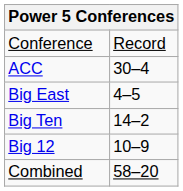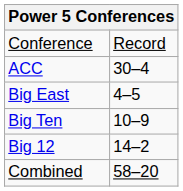(131, 120) 14–2 -> (131, 120) 10–9
(131, 146) 10–9 -> (131, 146) 14–2
